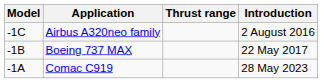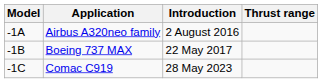columns swapped: (201, 13) <-> (278, 13)
(16, 31) -1C -> (16, 31) -1A
(16, 68) -1A -> (16, 68) -1C
